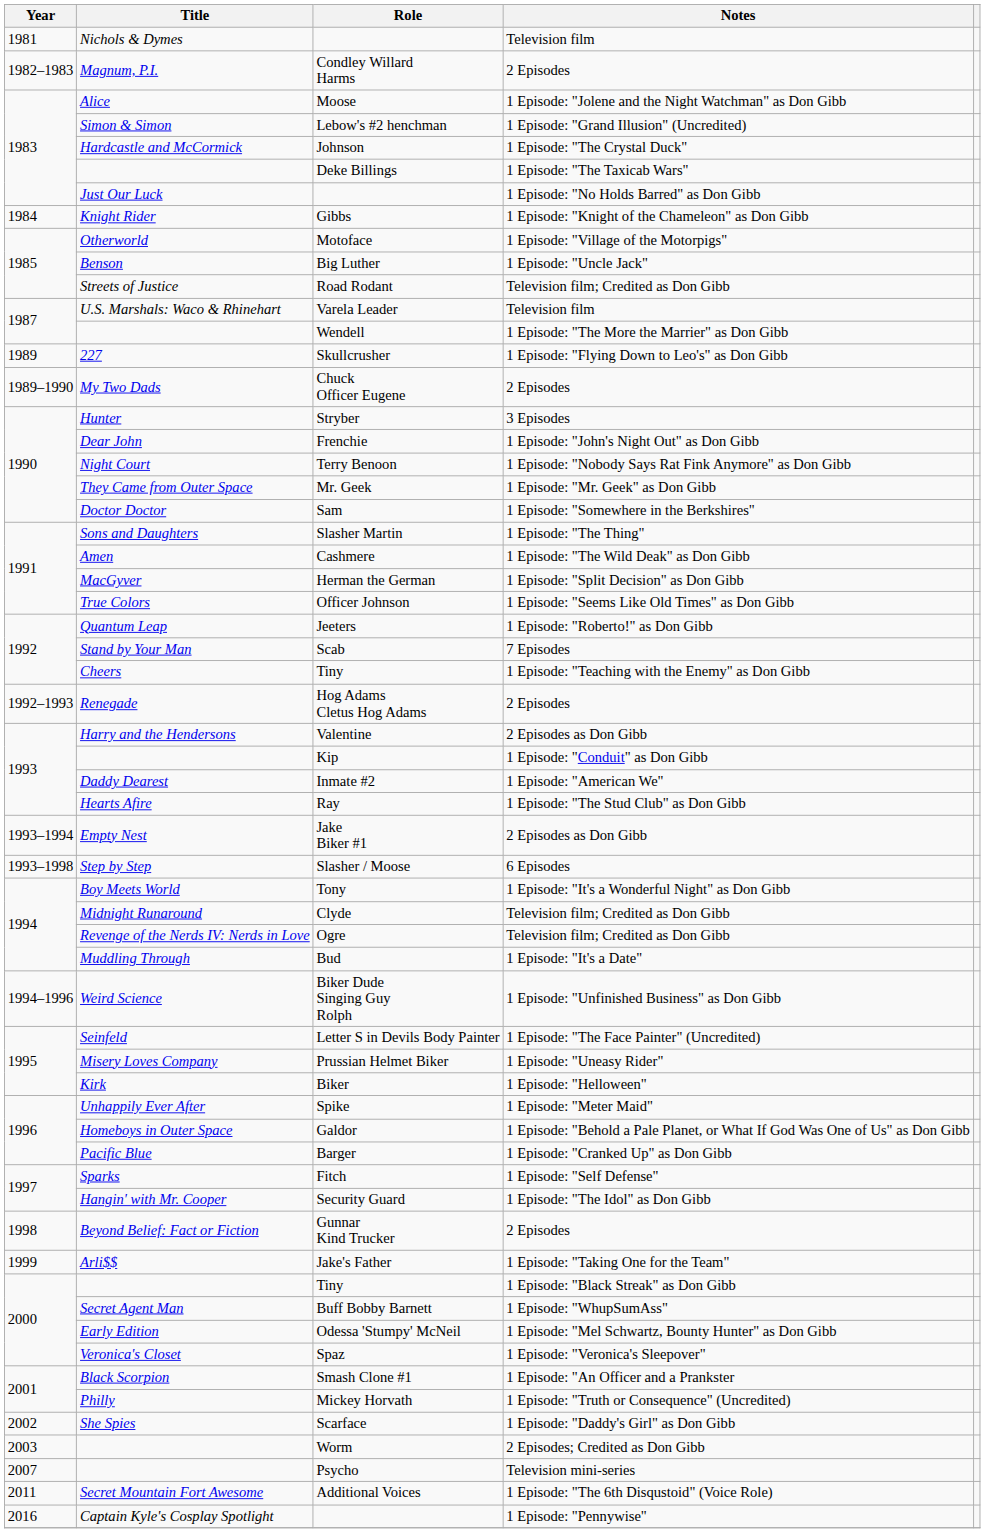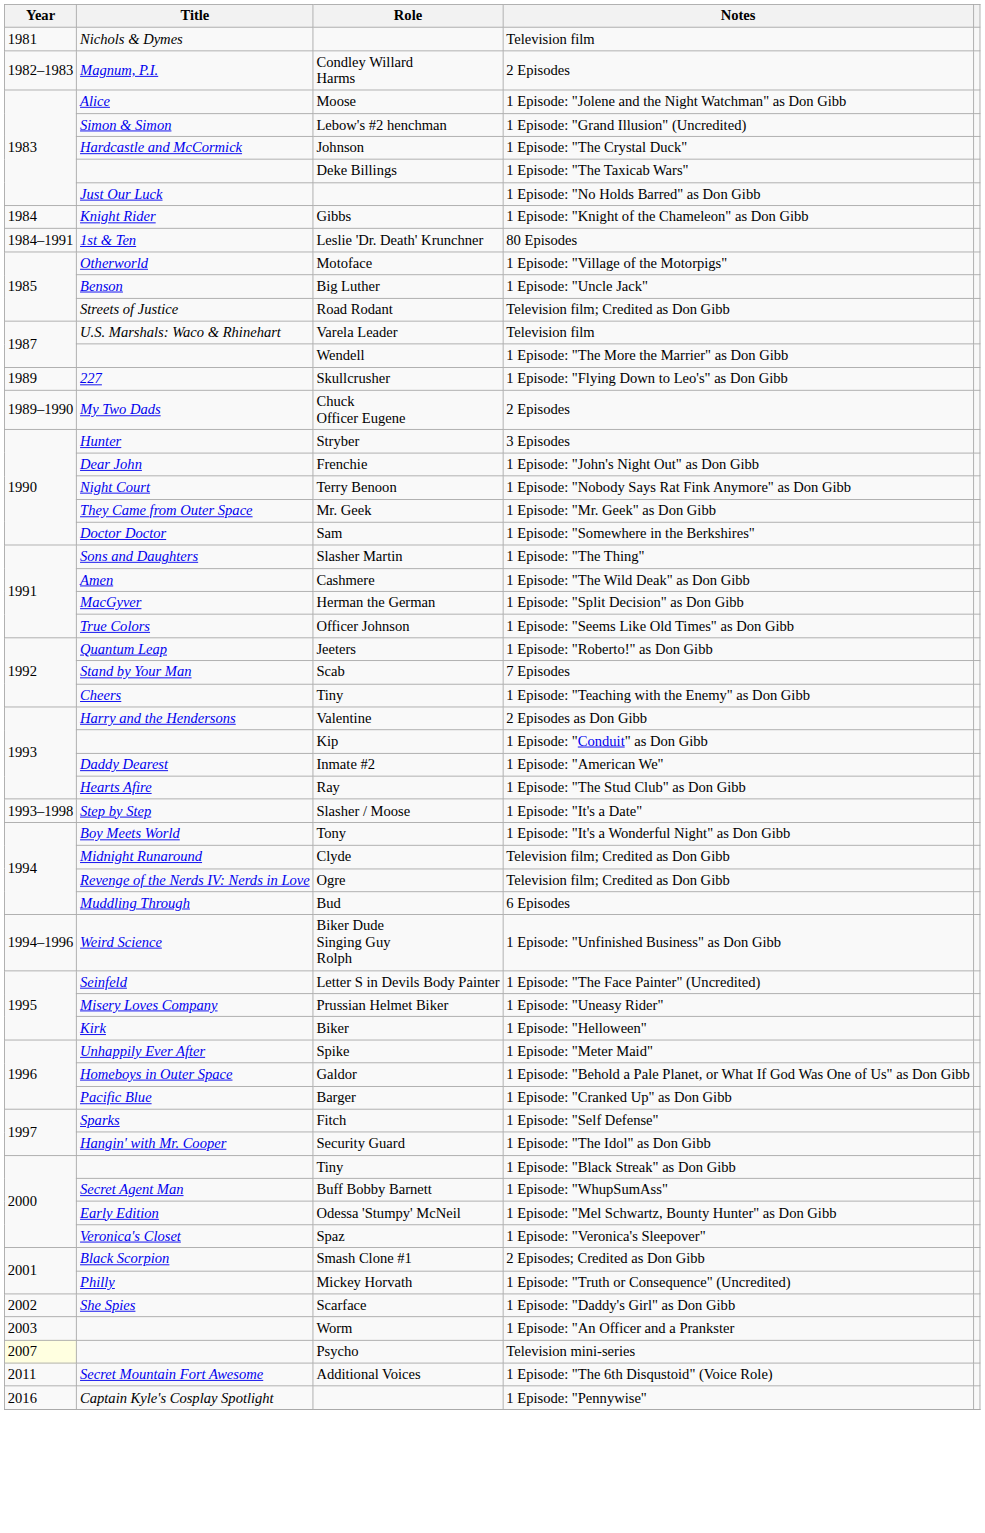+ row: (108, 240)
- row: (109, 703)
- row: (113, 835)
(538, 866) 6 Episodes -> (574, 810) 1 Episode: "It's a Date"
(574, 959) 1 Episode: "It's a Date" -> (538, 903) 6 Episodes
- row: (169, 1230)
- row: (99, 1262)
(620, 1377) 1 Episode: "An Officer and a Prankster -> (606, 1259) 2 Episodes; Credited as Don Gibb
(606, 1446) 2 Episodes; Credited as Don Gibb -> (620, 1328) 1 Episode: "An Officer and a Prankster
(22, 1469) no background -> (22, 1351) lightyellow background
